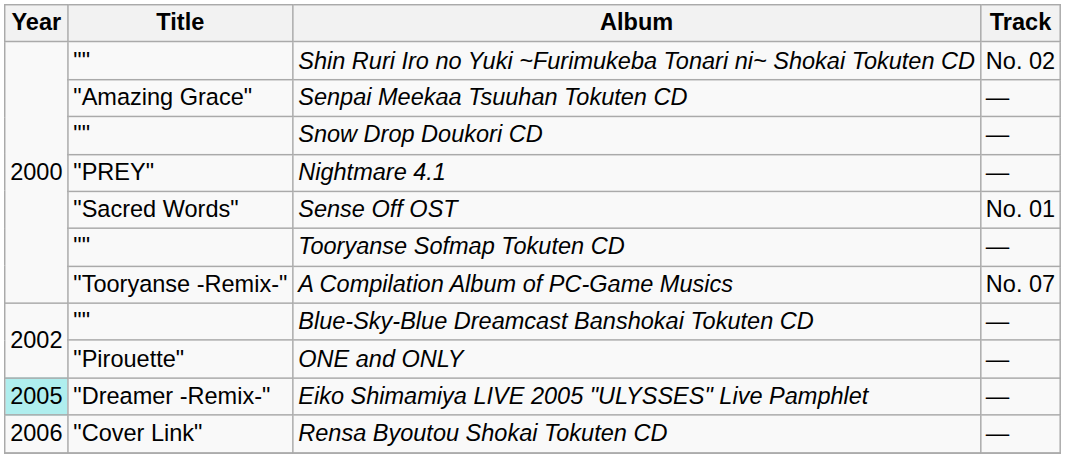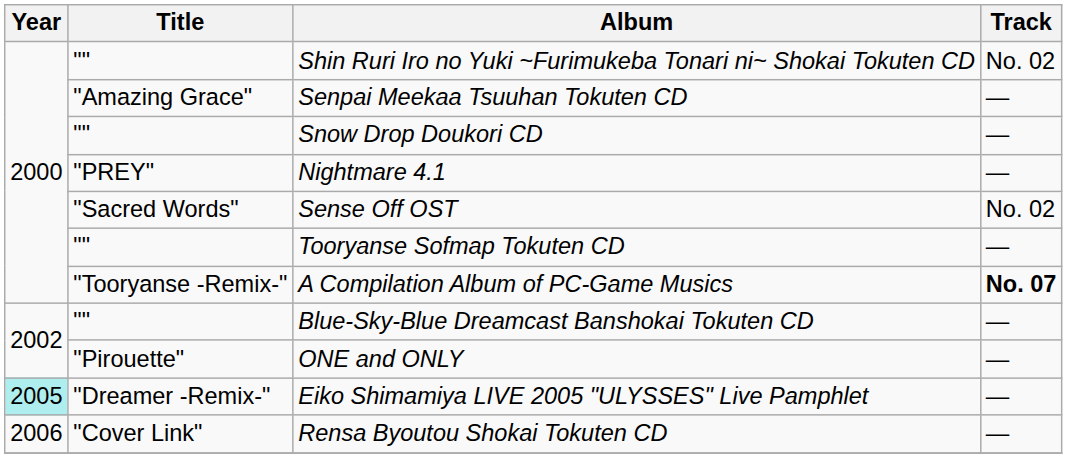(1021, 209) No. 01 -> (1021, 209) No. 02
(1021, 284) normal -> (1021, 284) bold
